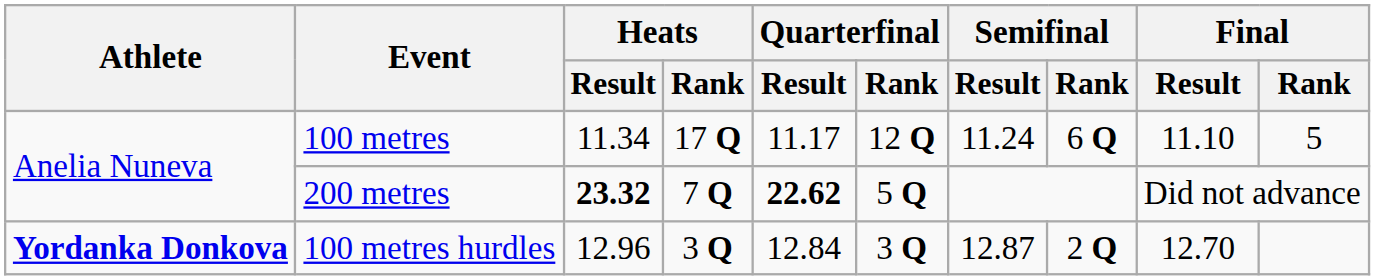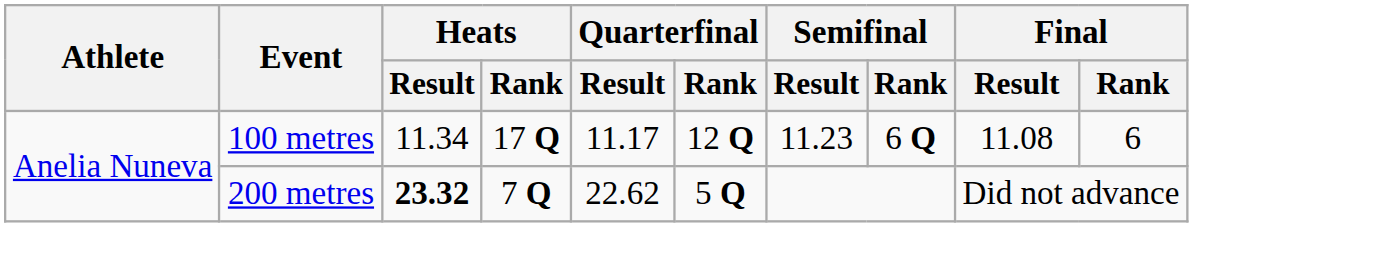(998, 138) 11.24 -> (816, 138) 11.23
(1198, 138) 11.10 -> (1017, 138) 11.08
(1314, 138) 5 -> (1133, 138) 6
(804, 193) bold -> (623, 193) normal
- row: (429, 247)
